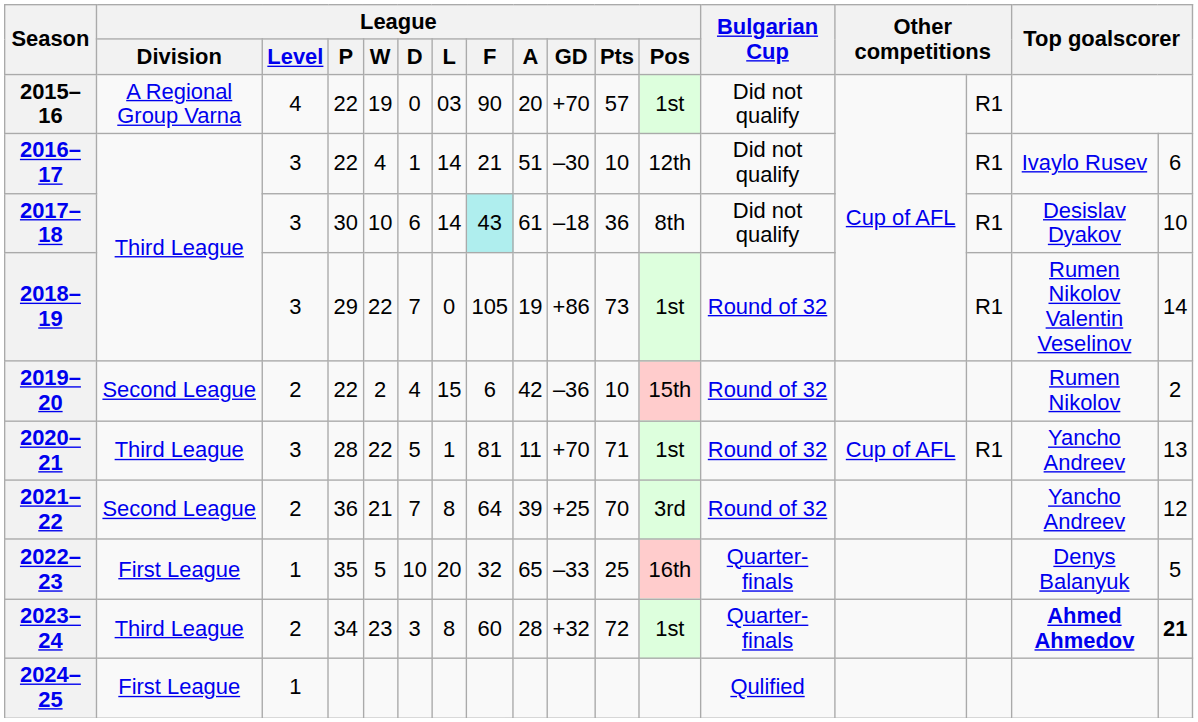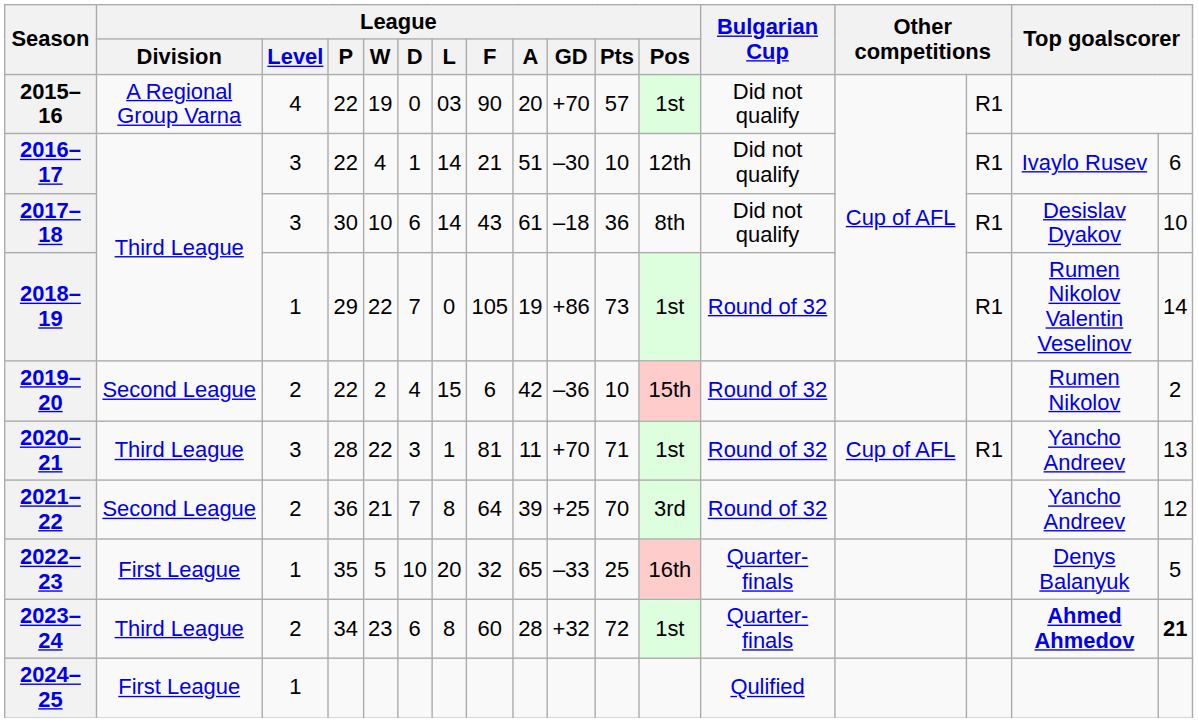(490, 222) paleturquoise background -> (490, 222) no background
(295, 306) 3 -> (295, 306) 1
(415, 450) 5 -> (415, 450) 3
(415, 628) 3 -> (415, 628) 6
